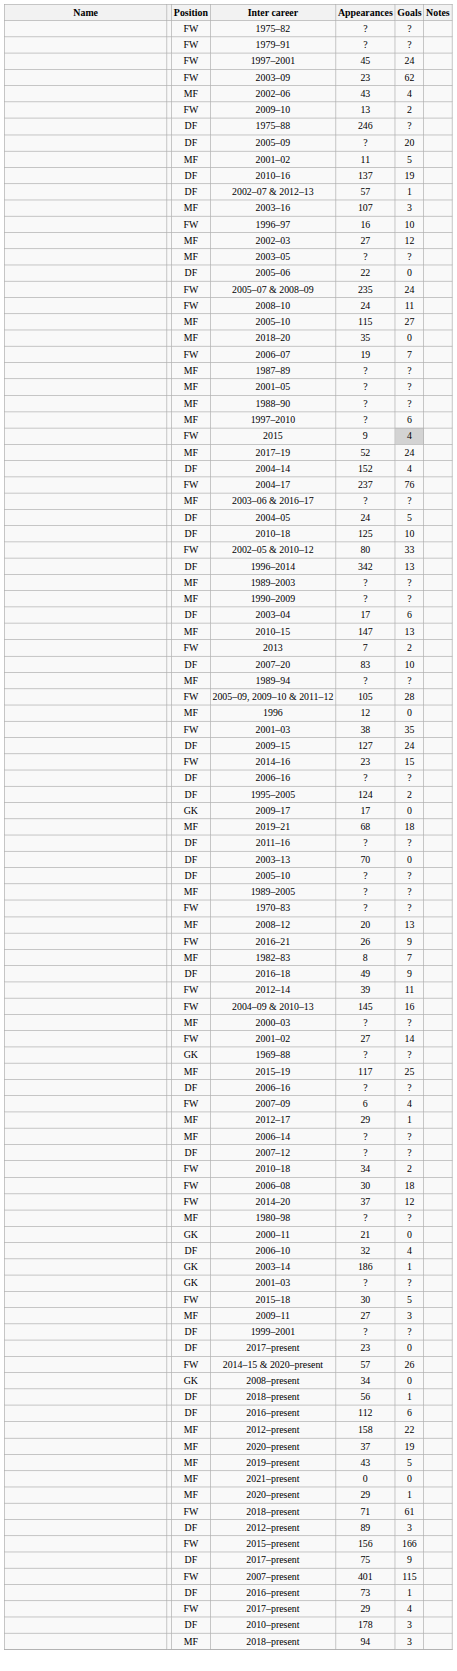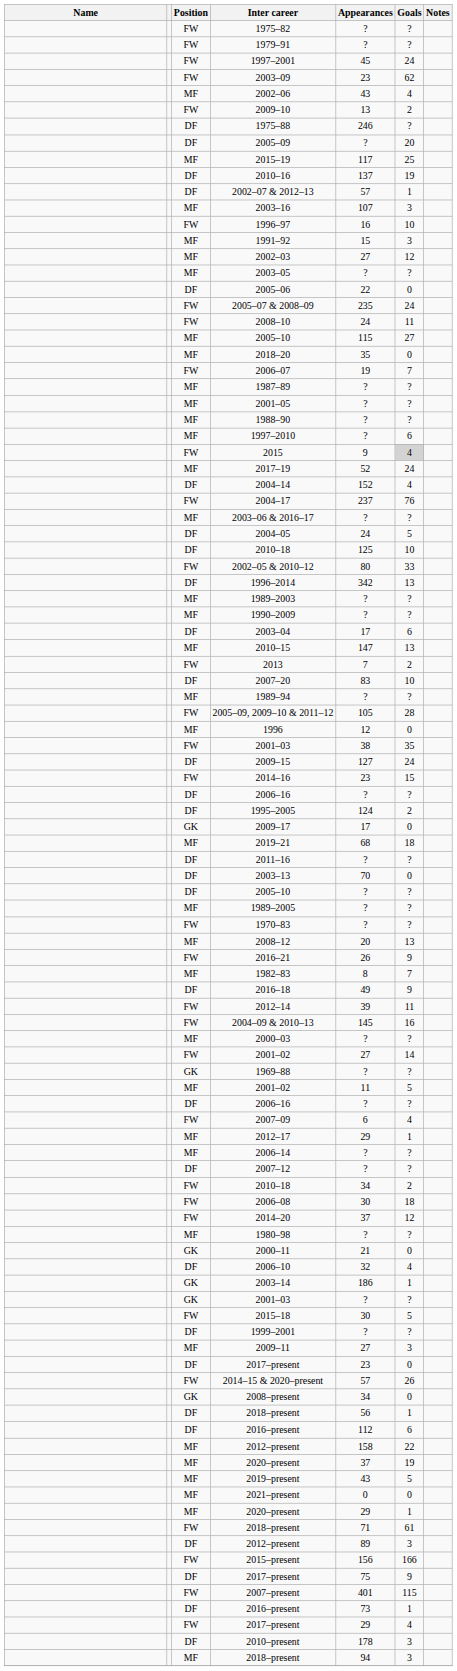rows swapped: (191, 159) <-> (191, 1071)
+ row: (191, 240)
rows swapped: (191, 1332) <-> (191, 1316)
